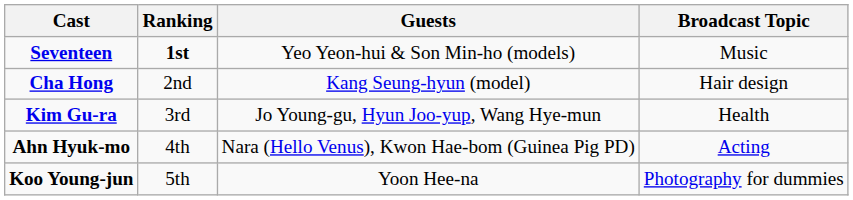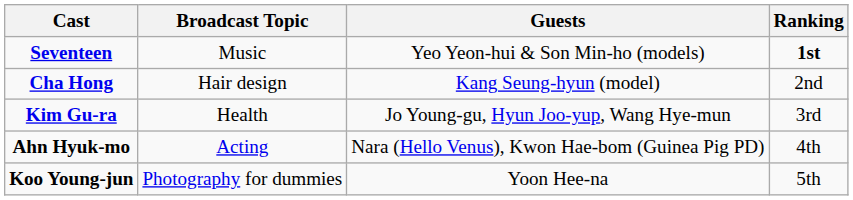columns swapped: (744, 20) <-> (178, 20)
